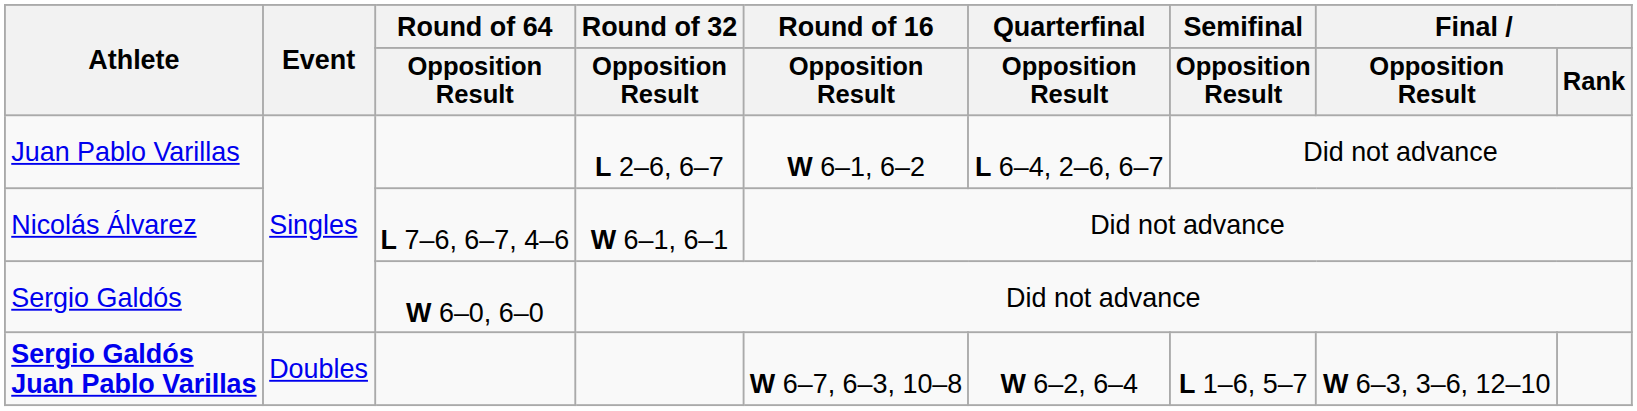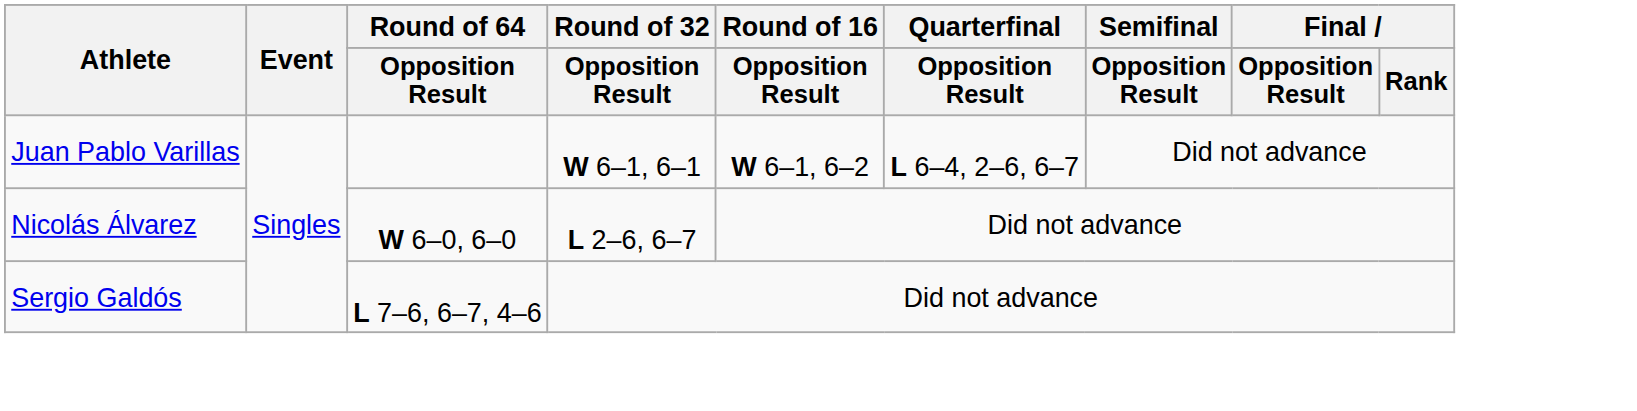(659, 167) L 2–6, 6–7 -> (632, 167) W 6–1, 6–1
(475, 240) L 7–6, 6–7, 4–6 -> (447, 240) W 6–0, 6–0
(659, 240) W 6–1, 6–1 -> (632, 240) L 2–6, 6–7
(475, 312) W 6–0, 6–0 -> (447, 312) L 7–6, 6–7, 4–6
- row: (134, 370)
